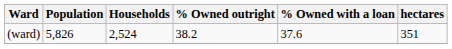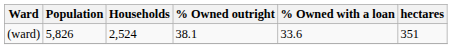(186, 33) 38.2 -> (186, 33) 38.1
(291, 33) 37.6 -> (291, 33) 33.6
